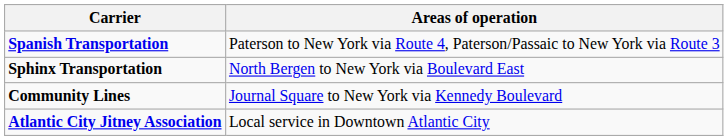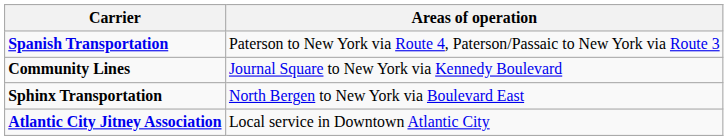rows swapped: (69, 96) <-> (85, 70)
